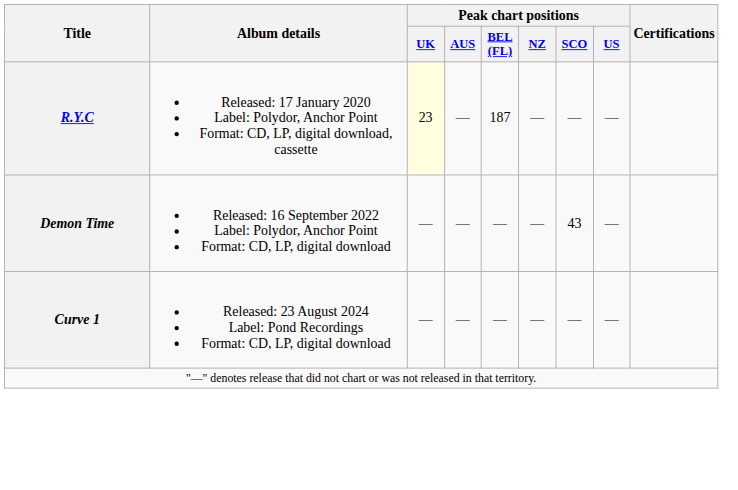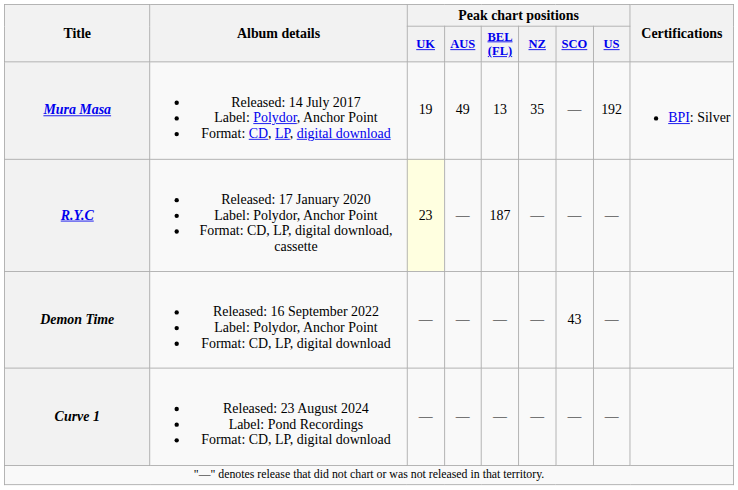+ row: (77, 110)
